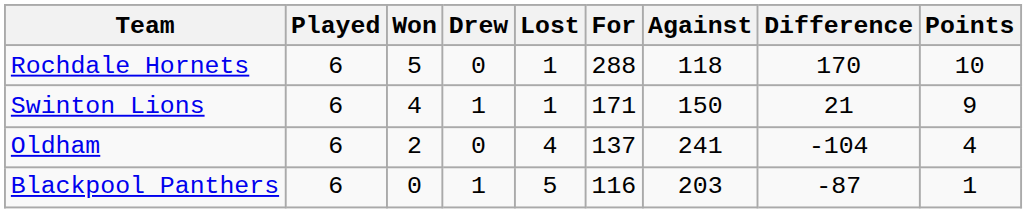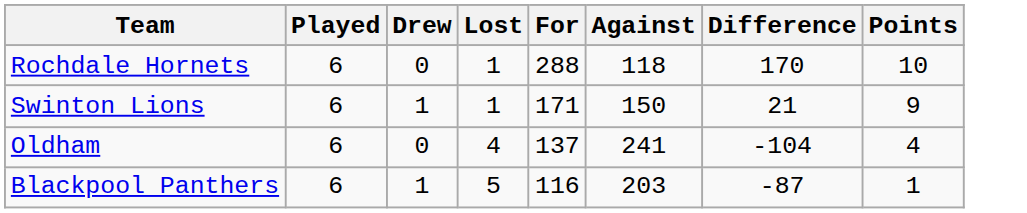- column: (415, 25)
